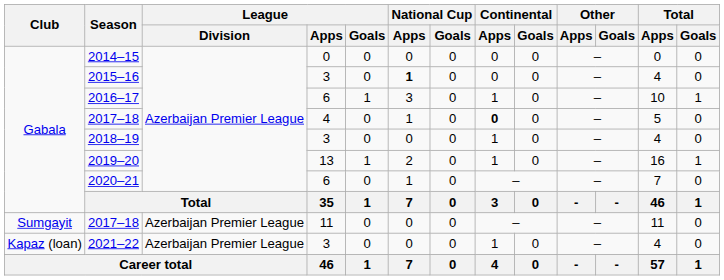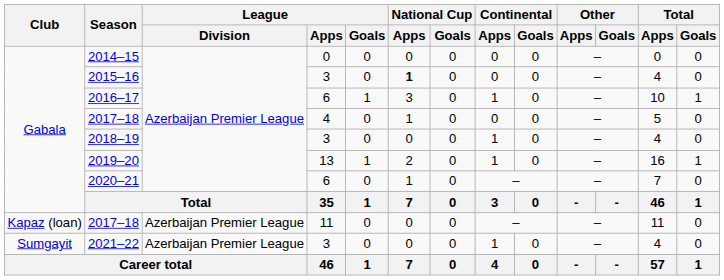(495, 118) bold -> (495, 118) normal
(45, 222) Sumgayit -> (45, 222) Kapaz (loan)
(45, 243) Kapaz (loan) -> (45, 243) Sumgayit
